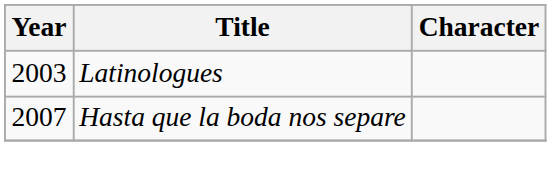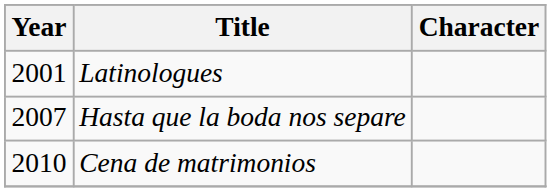(39, 72) 2003 -> (39, 72) 2001
+ row: (198, 163)
